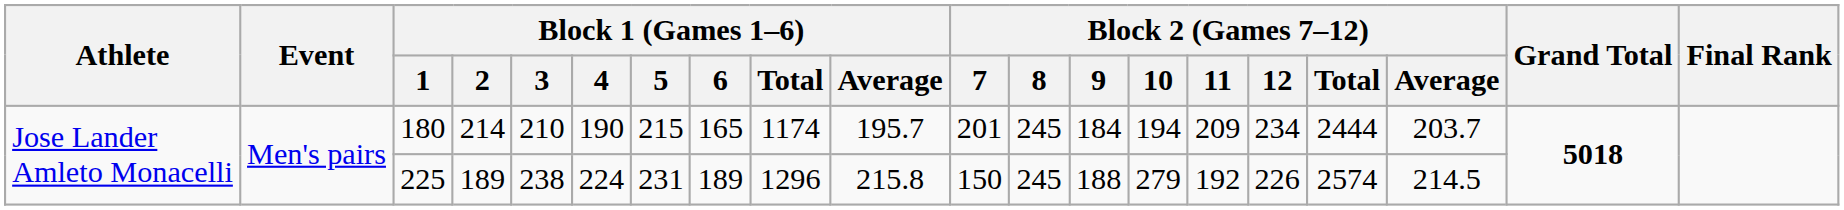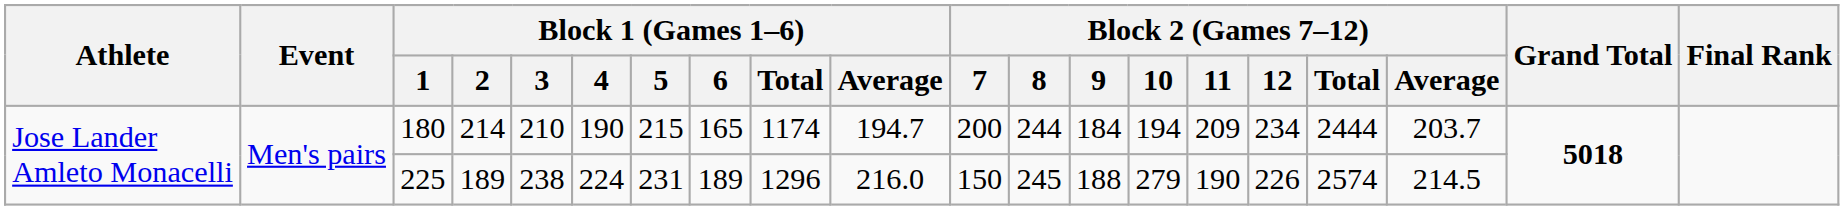(890, 129) 195.7 -> (890, 129) 194.7
(980, 129) 201 -> (980, 129) 200
(1039, 129) 245 -> (1039, 129) 244
(890, 179) 215.8 -> (890, 179) 216.0
(1218, 179) 192 -> (1218, 179) 190
